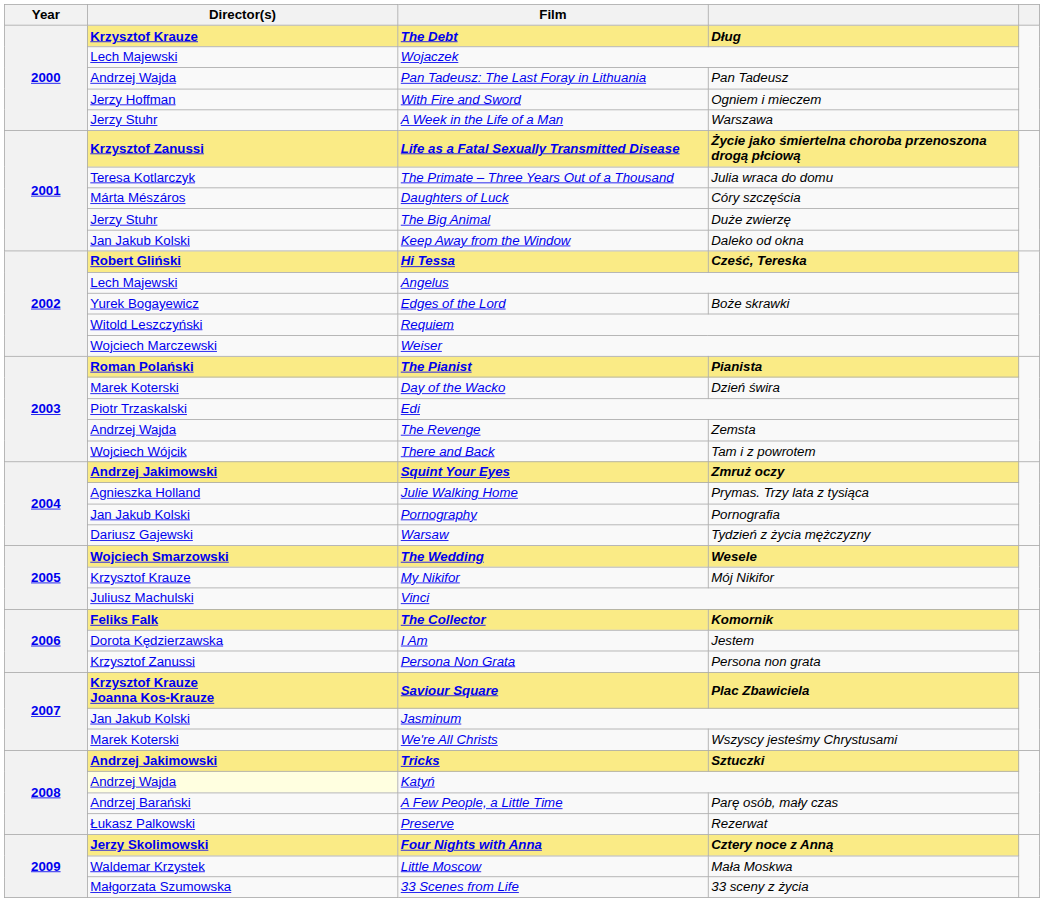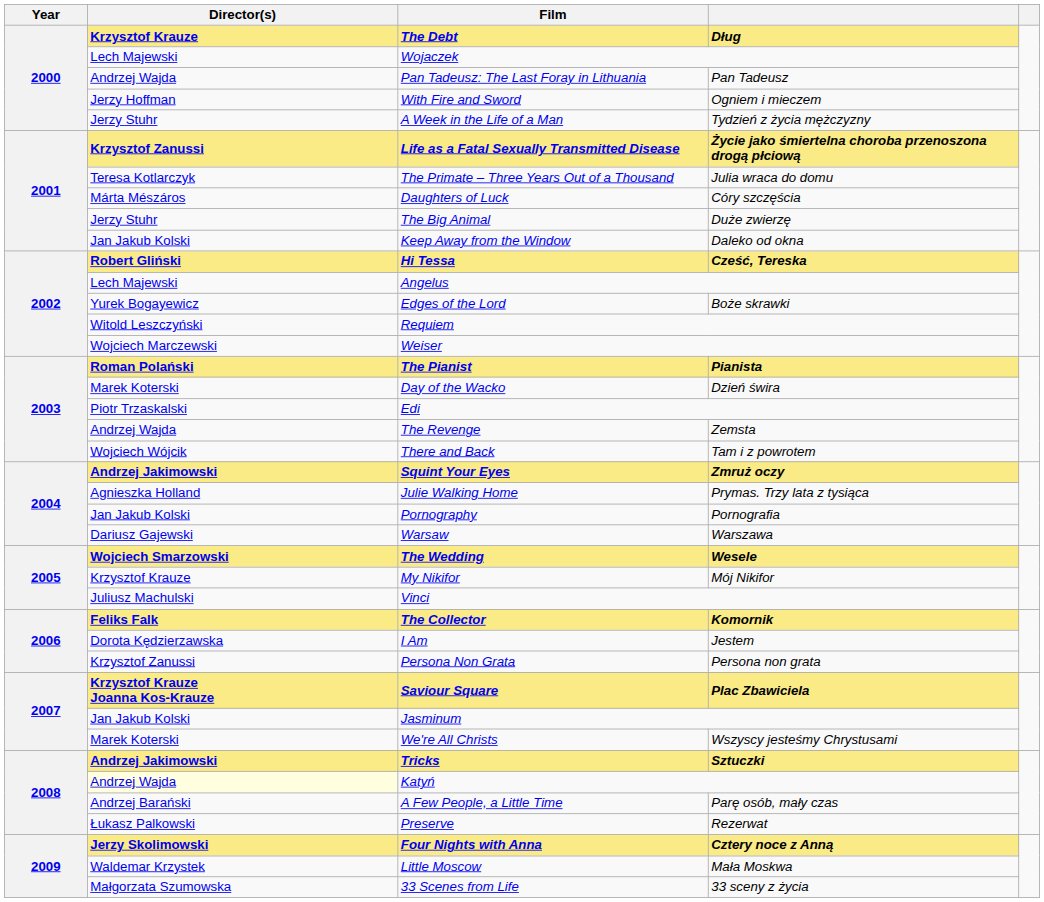(742, 120) Warszawa -> (791, 120) Tydzień z życia mężczyzny
(791, 535) Tydzień z życia mężczyzny -> (742, 535) Warszawa
